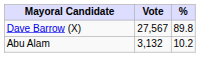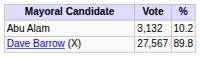rows swapped: (44, 28) <-> (28, 44)
